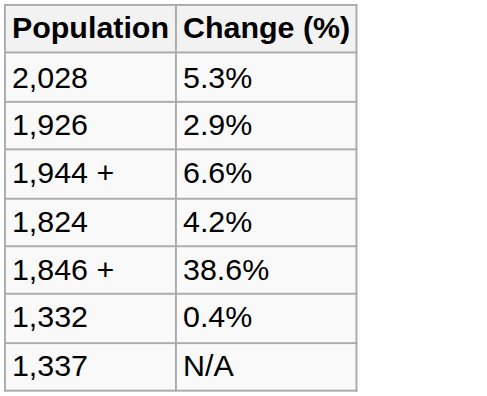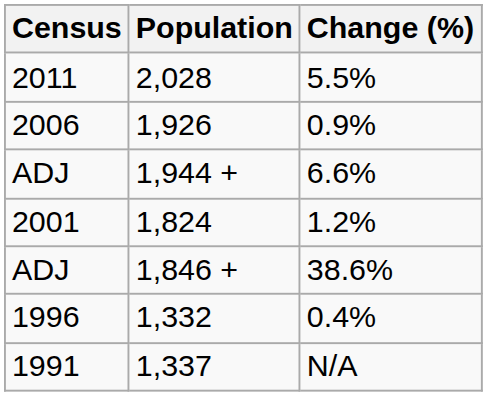+ column: (67, 28)
(218, 76) 5.3% -> (341, 76) 5.5%
(218, 125) 2.9% -> (341, 125) 0.9%
(218, 221) 4.2% -> (341, 221) 1.2%
